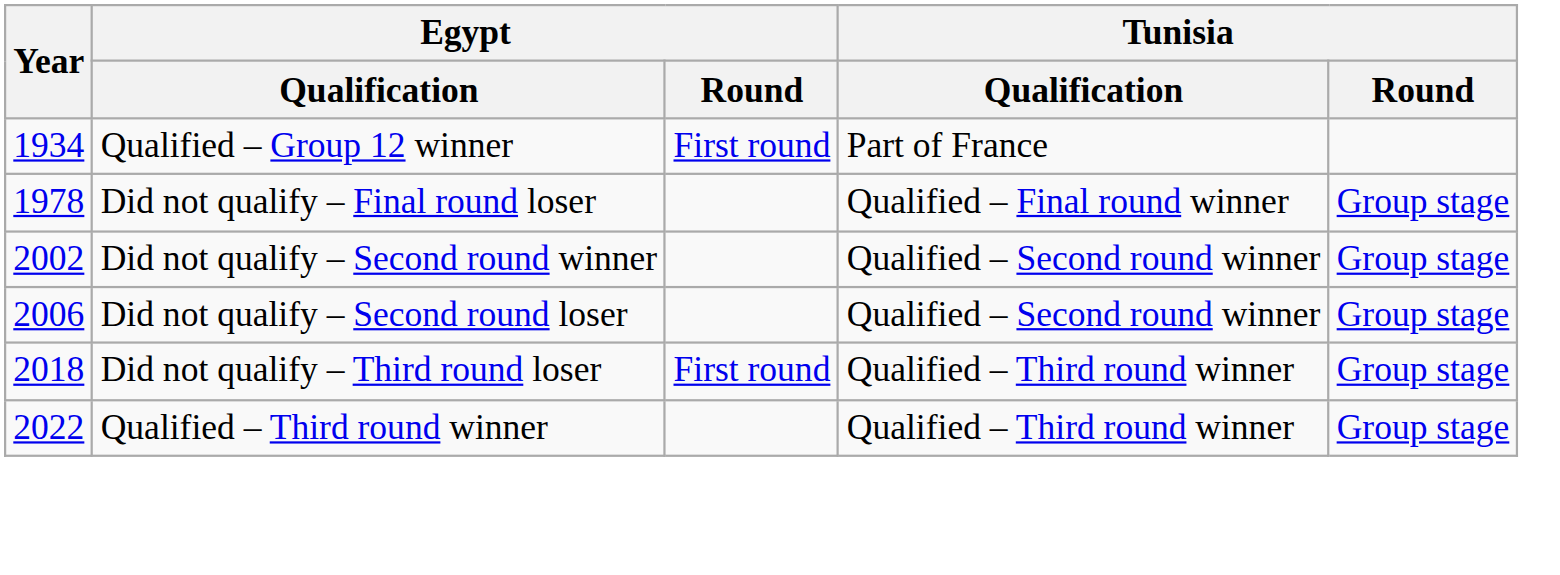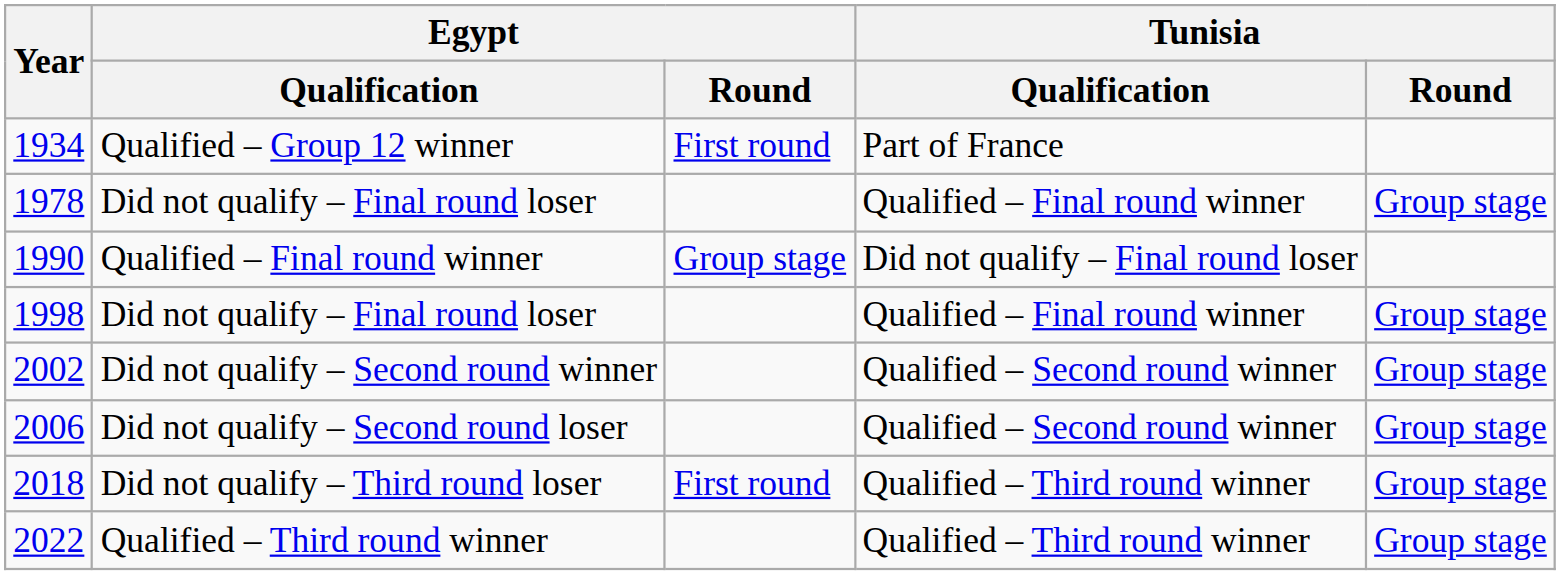+ row: (49, 257)
+ row: (49, 314)
